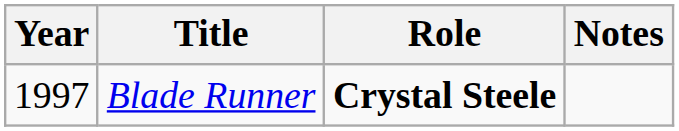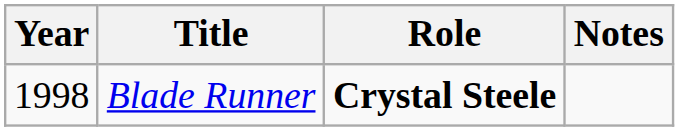(52, 94) 1997 -> (52, 94) 1998
